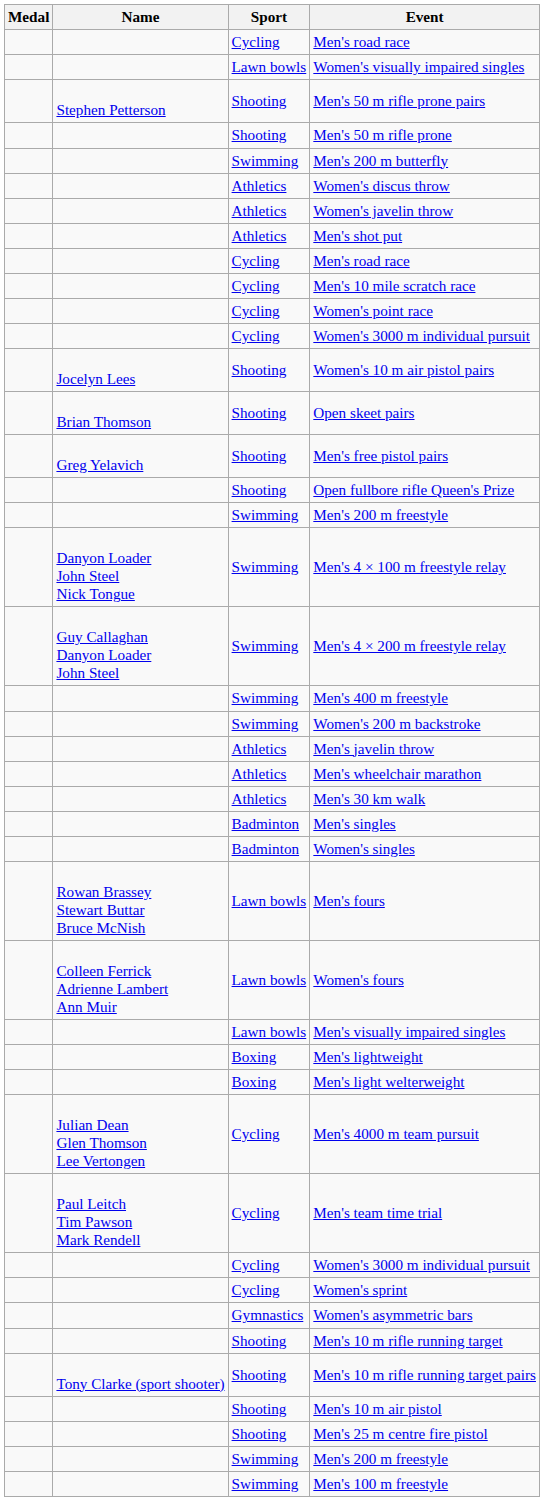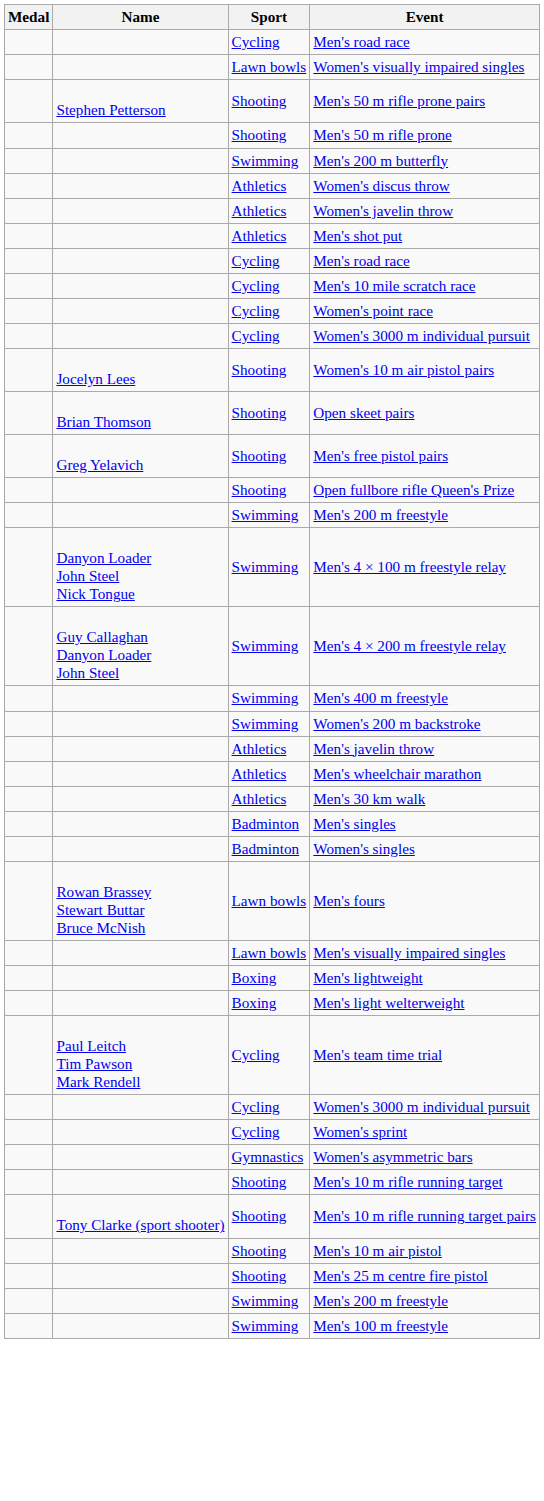- row: (112, 988)
- row: (102, 1143)
